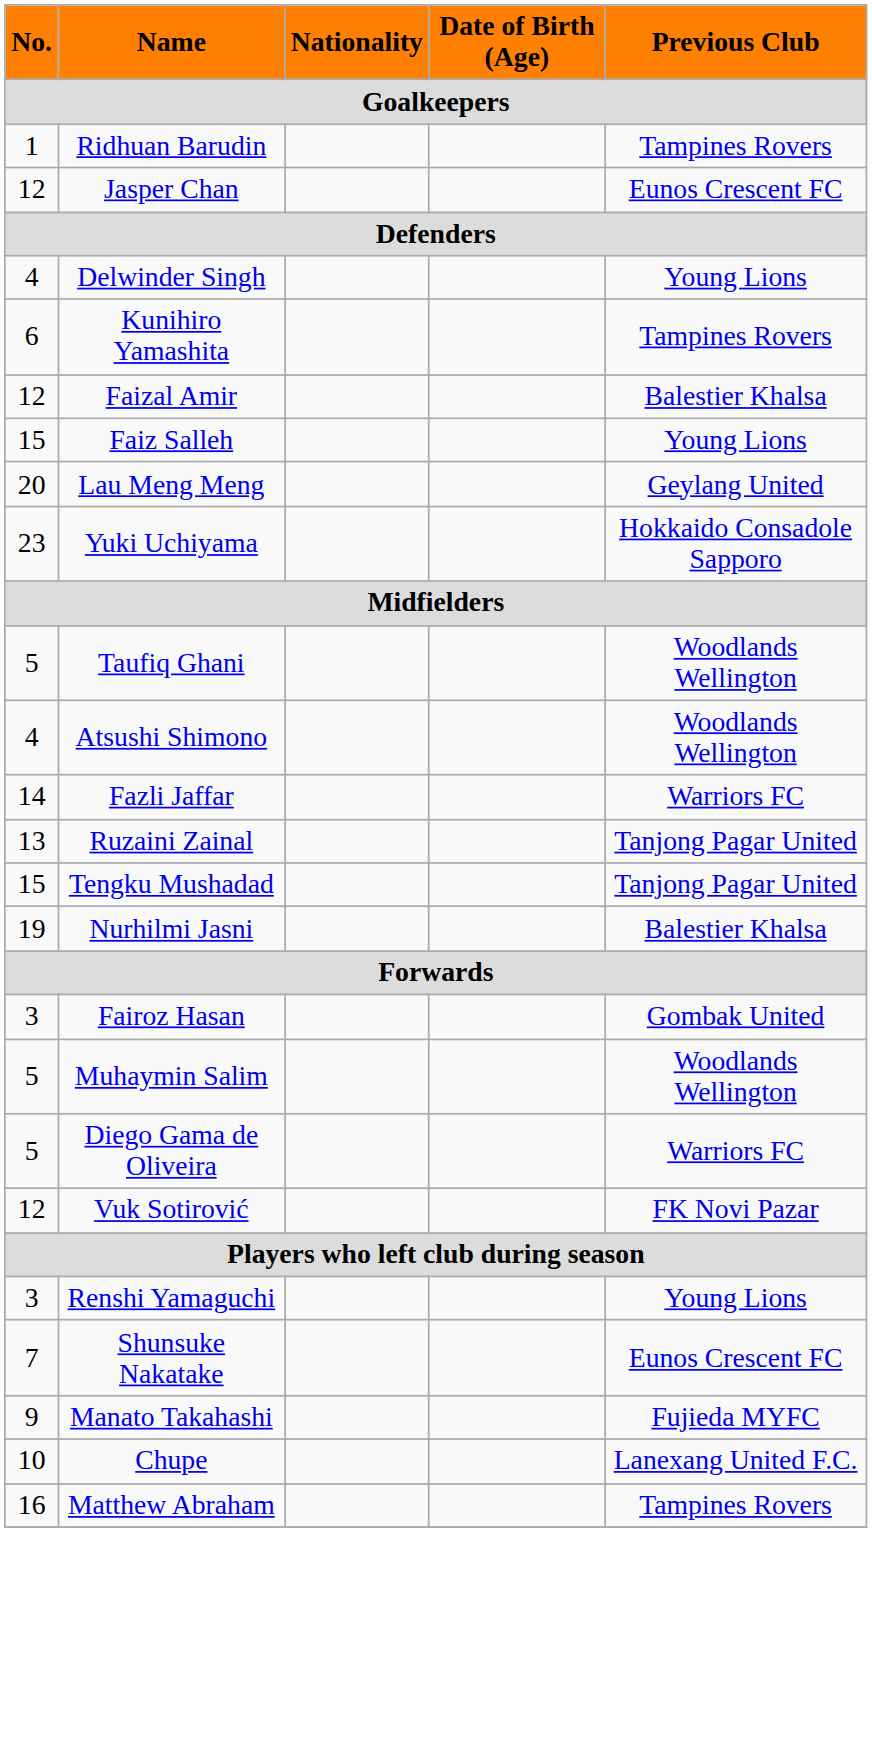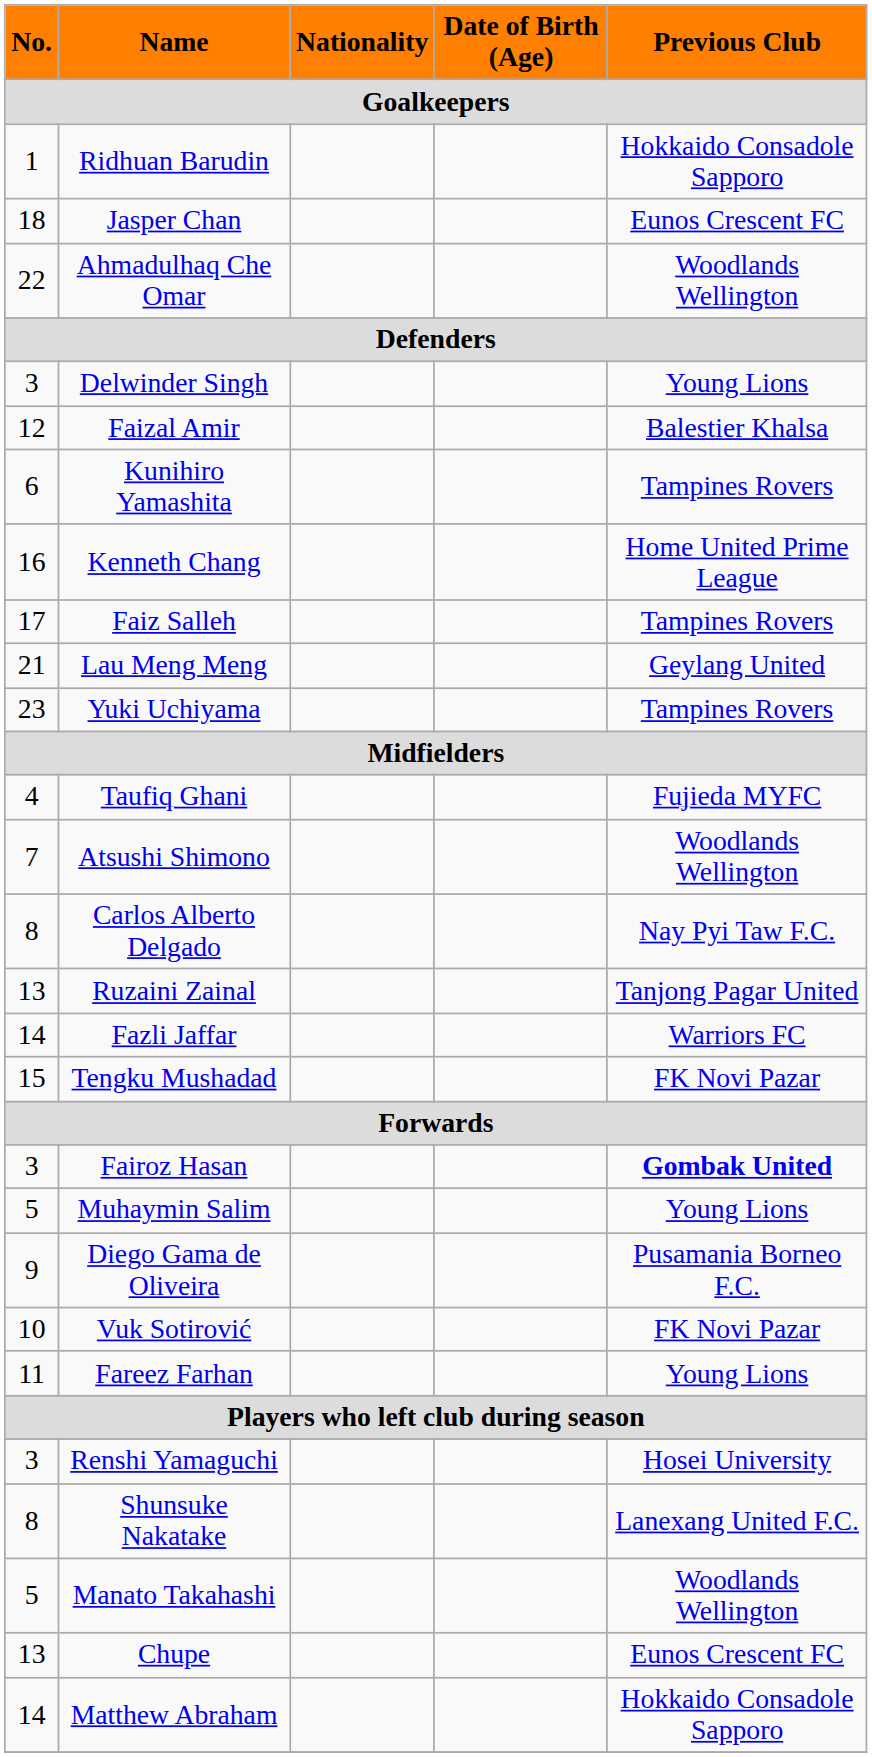(736, 145) Tampines Rovers -> (737, 160) Hokkaido Consadole Sapporo
(32, 189) 12 -> (32, 220) 18
+ row: (174, 279)
(32, 277) 4 -> (32, 383) 3
rows swapped: (171, 336) <-> (171, 396)
+ row: (174, 561)
(32, 439) 15 -> (32, 621) 17
(736, 439) Young Lions -> (737, 621) Tampines Rovers
(32, 483) 20 -> (32, 665) 21
(736, 543) Hokkaido Consadole Sapporo -> (737, 708) Tampines Rovers
(32, 662) 5 -> (32, 796) 4
(736, 662) Woodlands Wellington -> (737, 796) Fujieda MYFC
(32, 737) 4 -> (32, 856) 7
+ row: (174, 931)
rows swapped: (171, 840) <-> (171, 796)
(736, 884) Tanjong Pagar United -> (737, 1078) FK Novi Pazar
- row: (171, 928)
(736, 1016) normal -> (737, 1166) bold
(736, 1075) Woodlands Wellington -> (737, 1210) Young Lions
(32, 1150) 5 -> (32, 1269) 9
(736, 1150) Warriors FC -> (737, 1269) Pusamania Borneo F.C.
(32, 1210) 12 -> (32, 1329) 10
+ row: (174, 1373)
(736, 1297) Young Lions -> (737, 1460) Hosei University
(32, 1357) 7 -> (32, 1520) 8
(736, 1357) Eunos Crescent FC -> (737, 1520) Lanexang United F.C.
(32, 1416) 9 -> (32, 1595) 5
(736, 1416) Fujieda MYFC -> (737, 1595) Woodlands Wellington
(32, 1460) 10 -> (32, 1654) 13
(736, 1460) Lanexang United F.C. -> (737, 1654) Eunos Crescent FC
(32, 1504) 16 -> (32, 1714) 14
(736, 1504) Tampines Rovers -> (737, 1714) Hokkaido Consadole Sapporo
